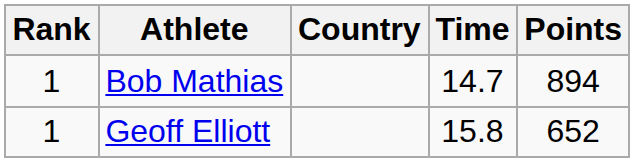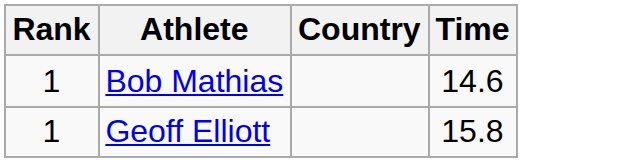- column: (573, 29)
(472, 80) 14.7 -> (472, 80) 14.6
